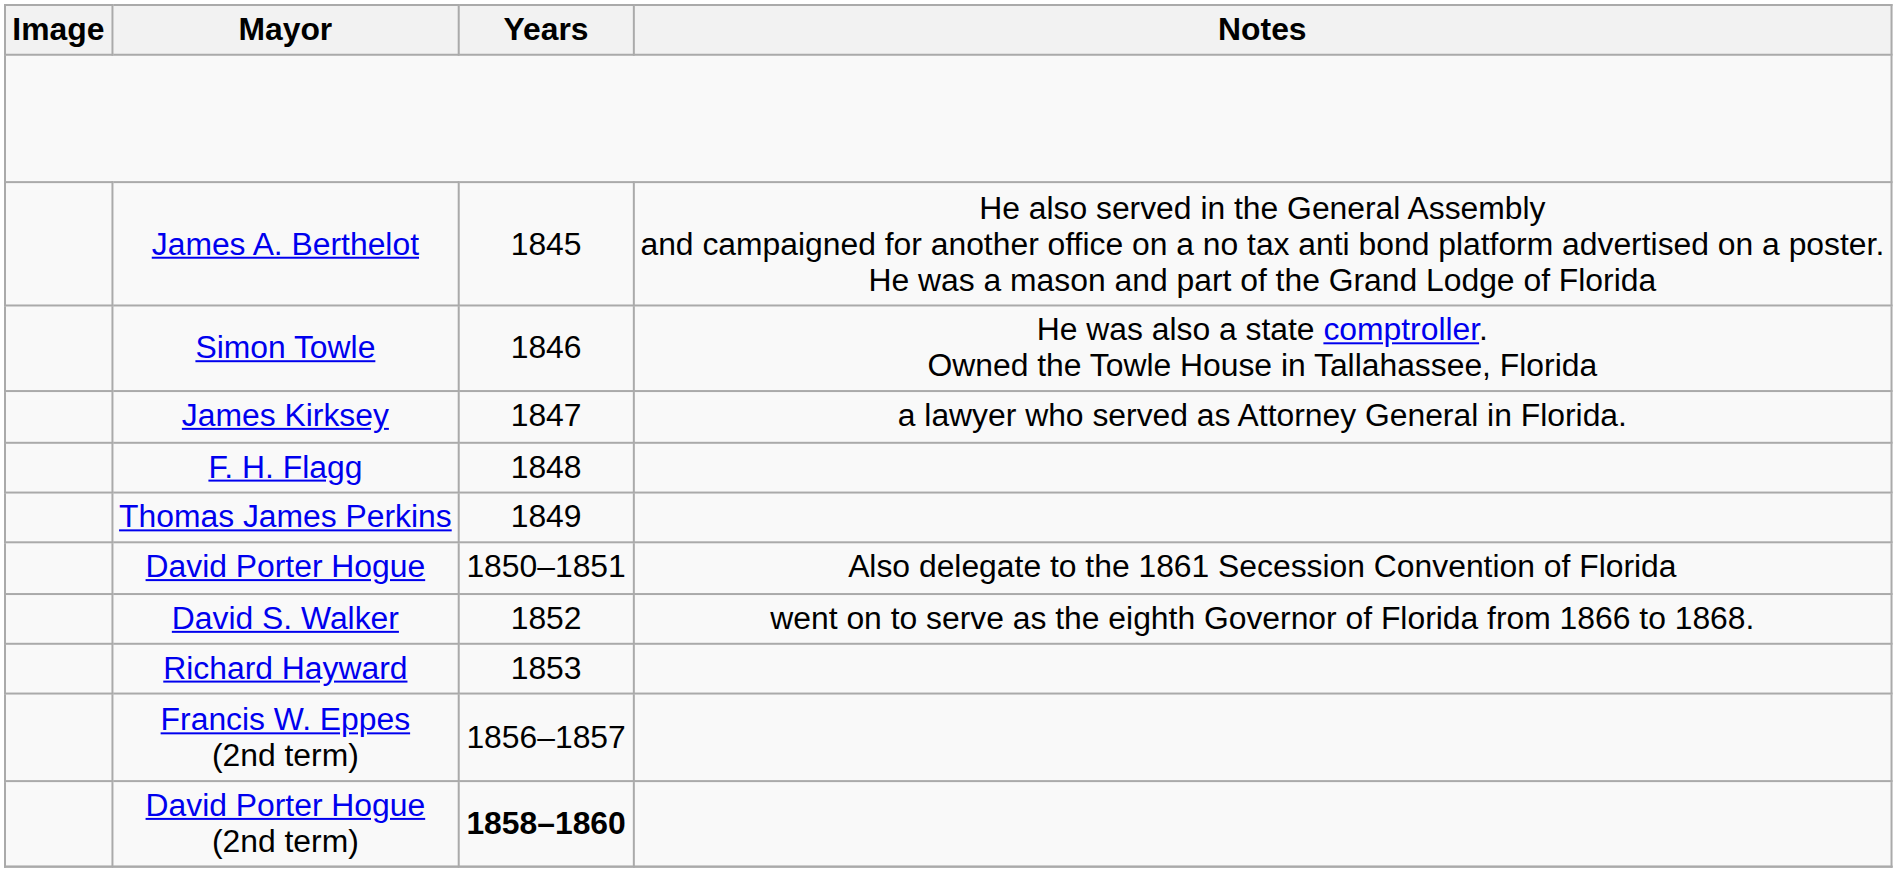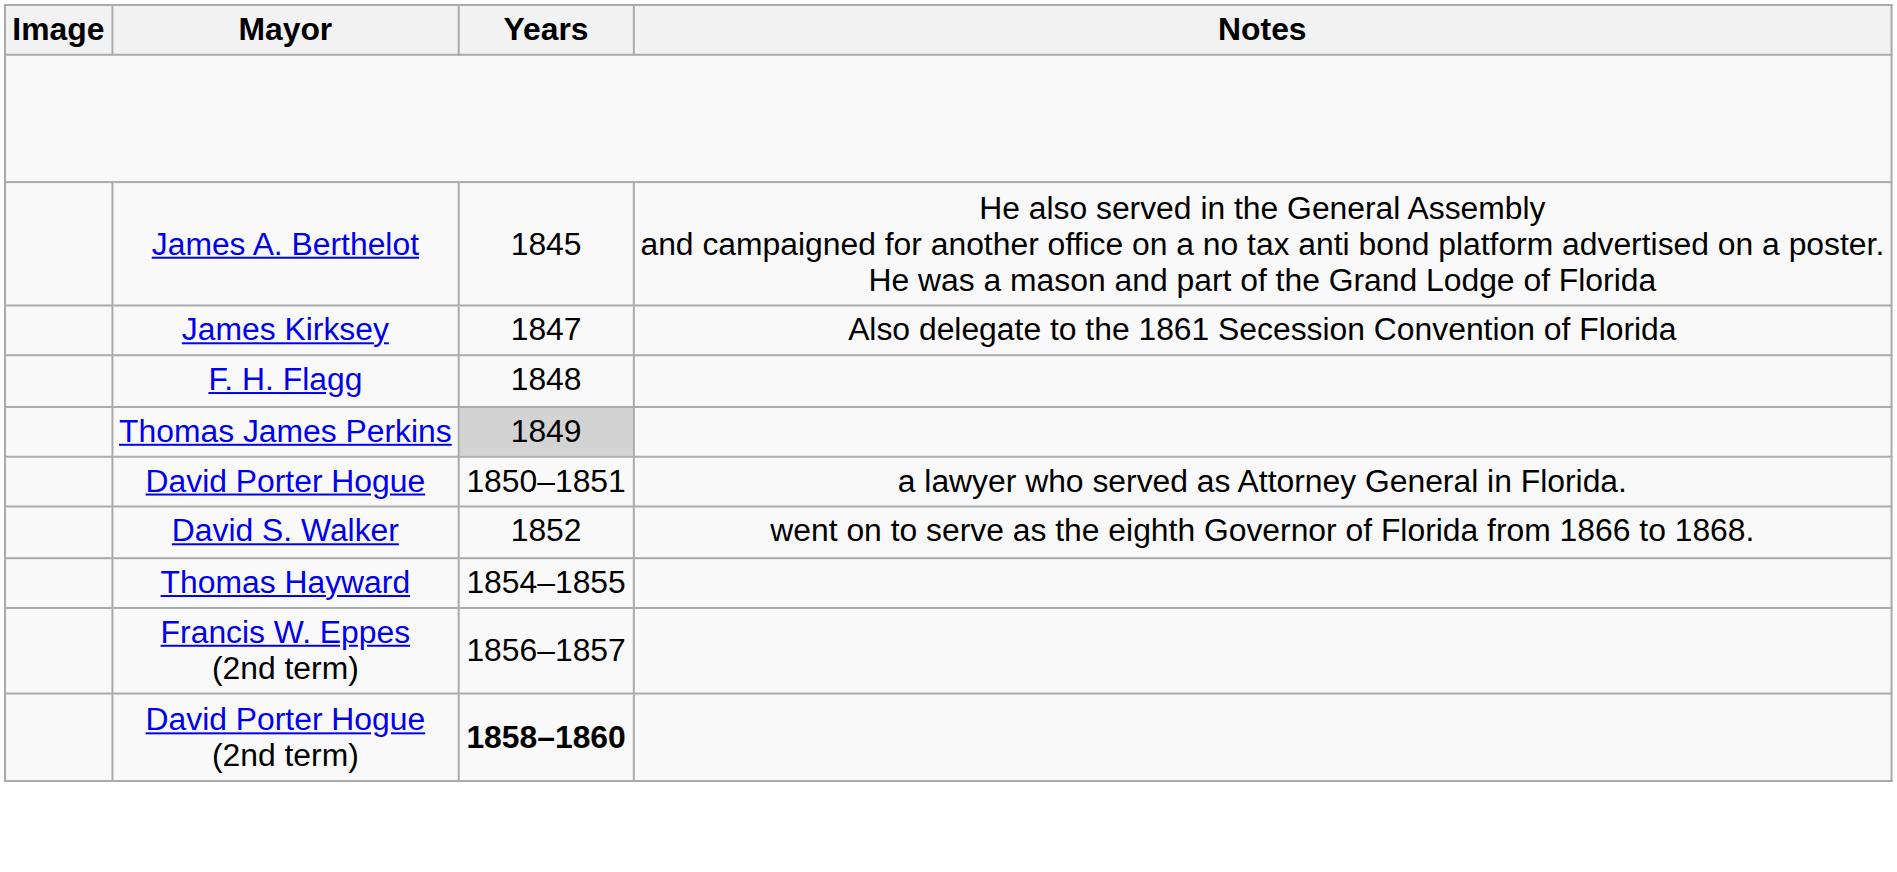- row: (285, 347)
(1262, 416) a lawyer who served as Attorney General in Florida. -> (1262, 329) Also delegate to the 1861 Secession Convention of Florida
(546, 517) no background -> (546, 430) lightgrey background
(1262, 567) Also delegate to the 1861 Secession Convention of Florida -> (1262, 481) a lawyer who served as Attorney General in Florida.
- row: (285, 668)
+ row: (285, 582)
